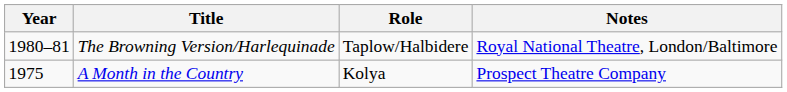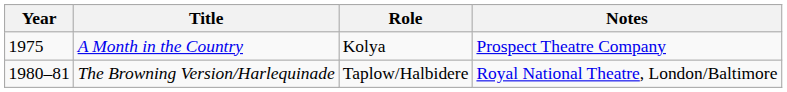rows swapped: (160, 73) <-> (206, 45)
